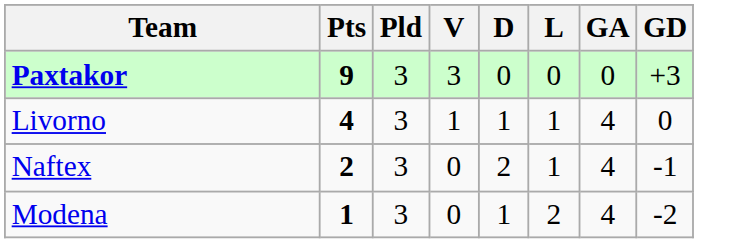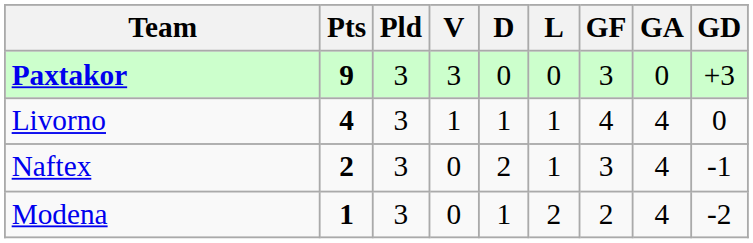+ column: (606, 27)
